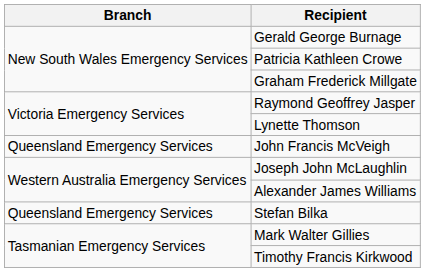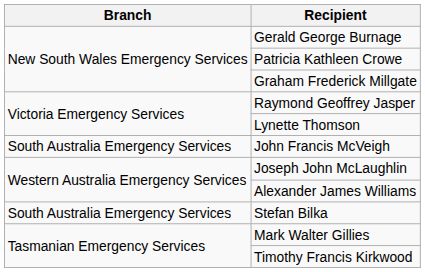(110, 147) Queensland Emergency Services -> (119, 147) South Australia Emergency Services
(110, 213) Queensland Emergency Services -> (119, 213) South Australia Emergency Services
